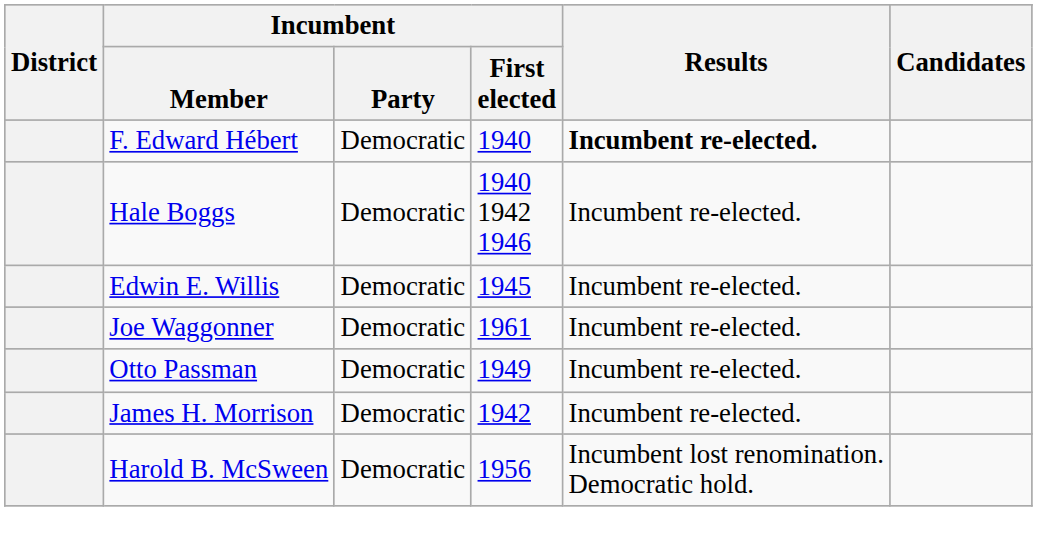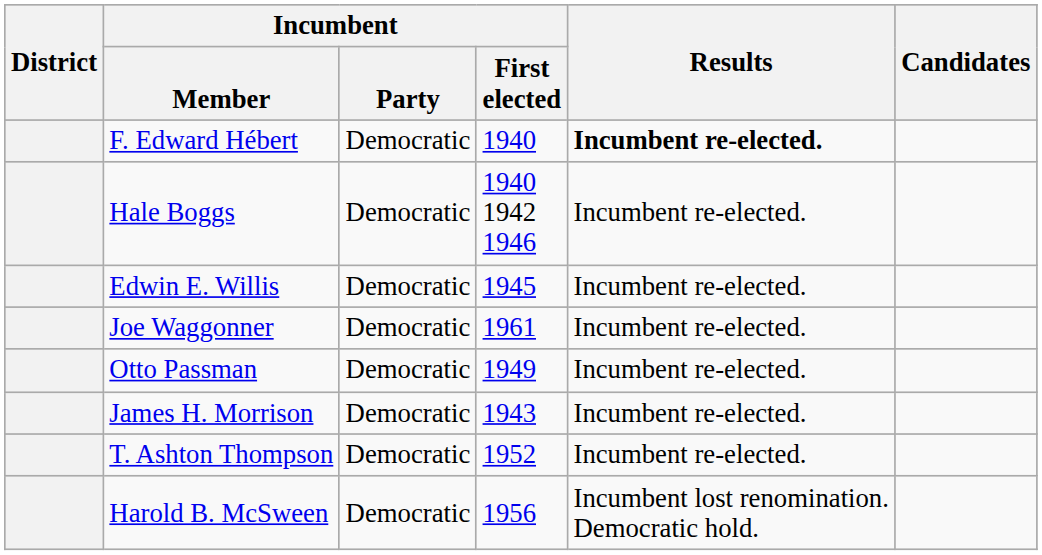(504, 412) 1942 -> (509, 412) 1943
+ row: (221, 454)
